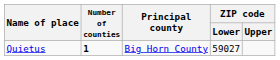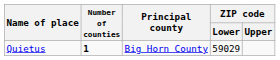(226, 48) 59027 -> (226, 48) 59029
